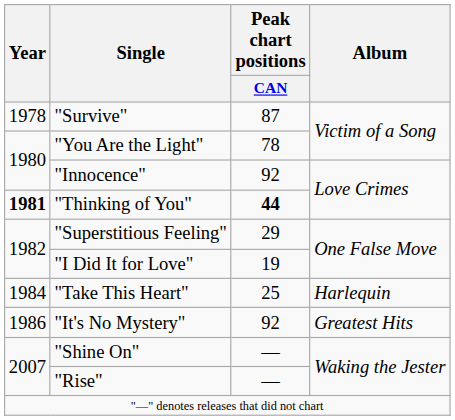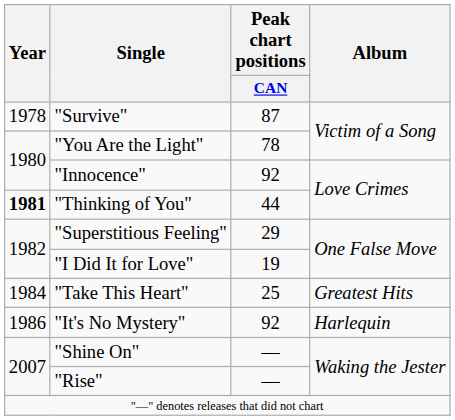(271, 204) bold -> (271, 204) normal
(352, 292) Harlequin -> (364, 292) Greatest Hits
(364, 322) Greatest Hits -> (352, 322) Harlequin
